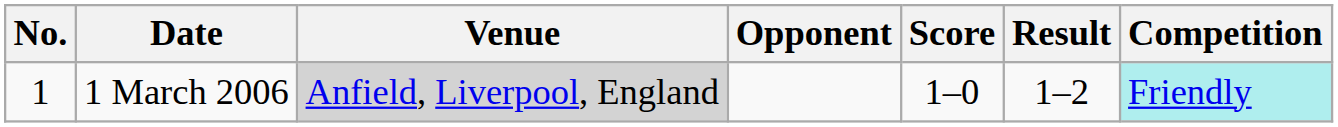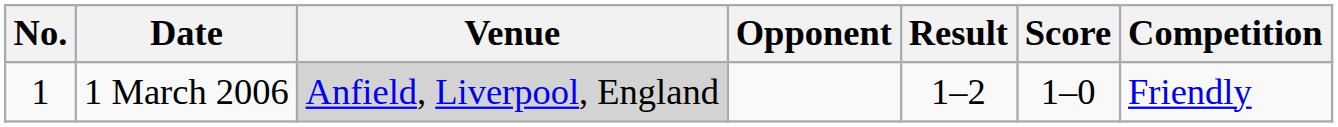columns swapped: (952, 33) <-> (1062, 33)
(1190, 91) paleturquoise background -> (1190, 91) no background
